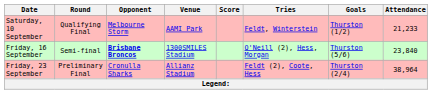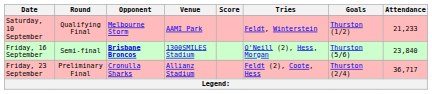(405, 69) 38,964 -> (405, 69) 36,717
